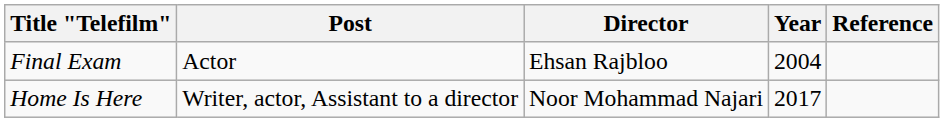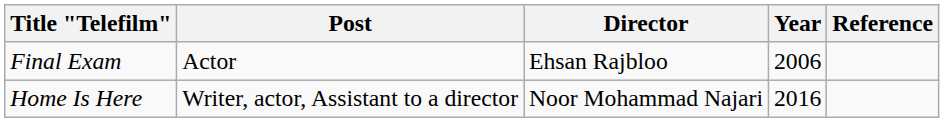(798, 60) 2004 -> (798, 60) 2006
(798, 98) 2017 -> (798, 98) 2016
